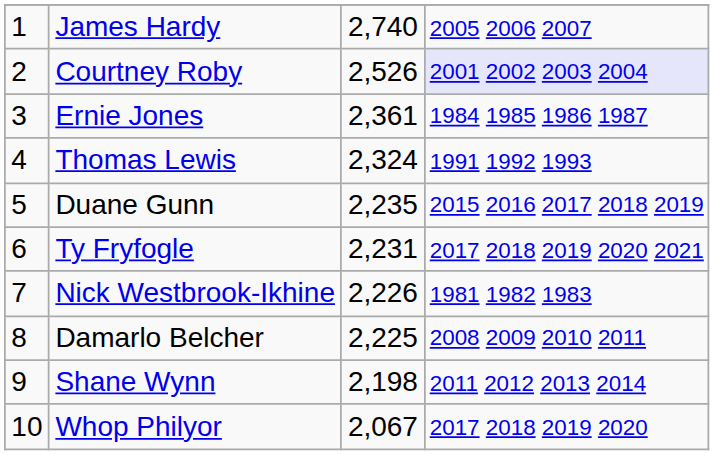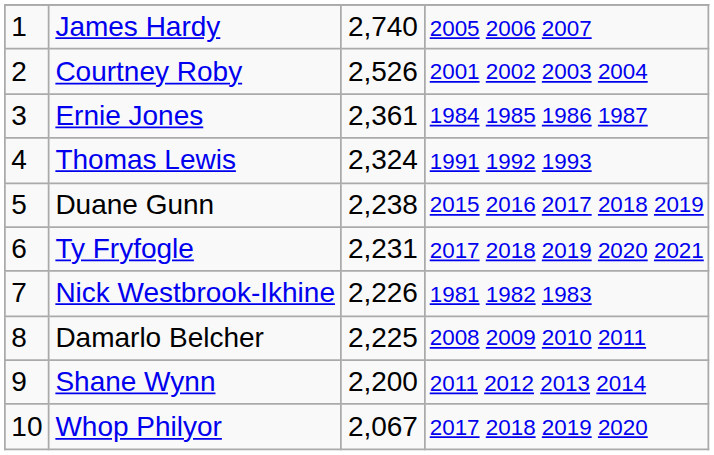(539, 71) lavender background -> (539, 71) no background
(383, 204) 2,235 -> (383, 204) 2,238
(383, 381) 2,198 -> (383, 381) 2,200
